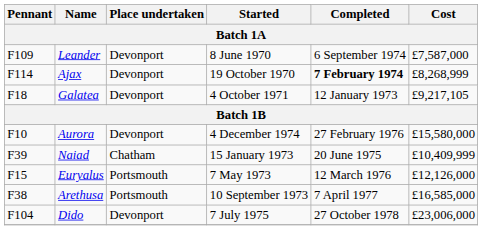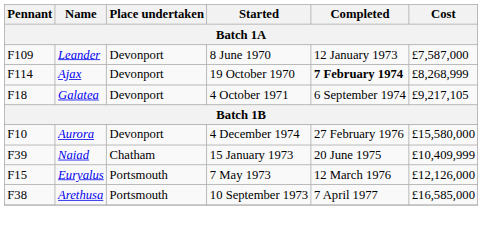(360, 54) 6 September 1974 -> (356, 54) 12 January 1973
(356, 94) 12 January 1973 -> (360, 94) 6 September 1974
- row: (71, 214)
